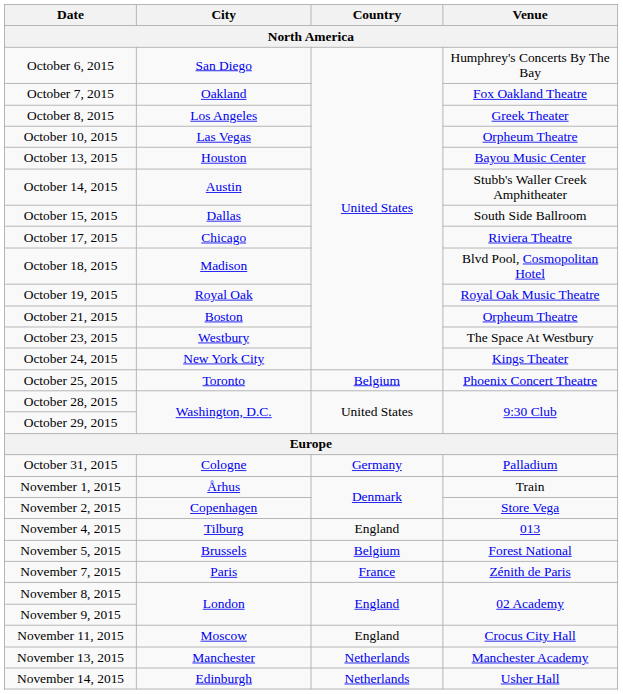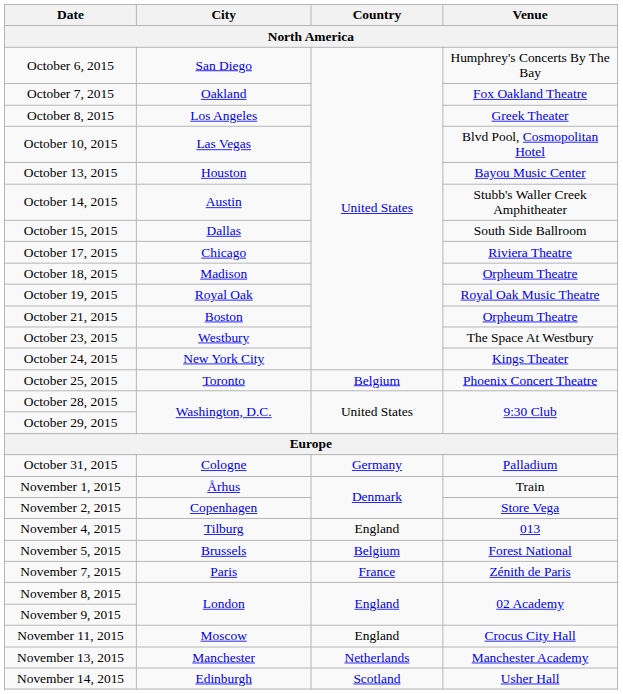(530, 136) Orpheum Theatre -> (530, 144) Blvd Pool, Cosmopolitan Hotel
(530, 266) Blvd Pool, Cosmopolitan Hotel -> (530, 273) Orpheum Theatre
(377, 678) Netherlands -> (377, 678) Scotland
